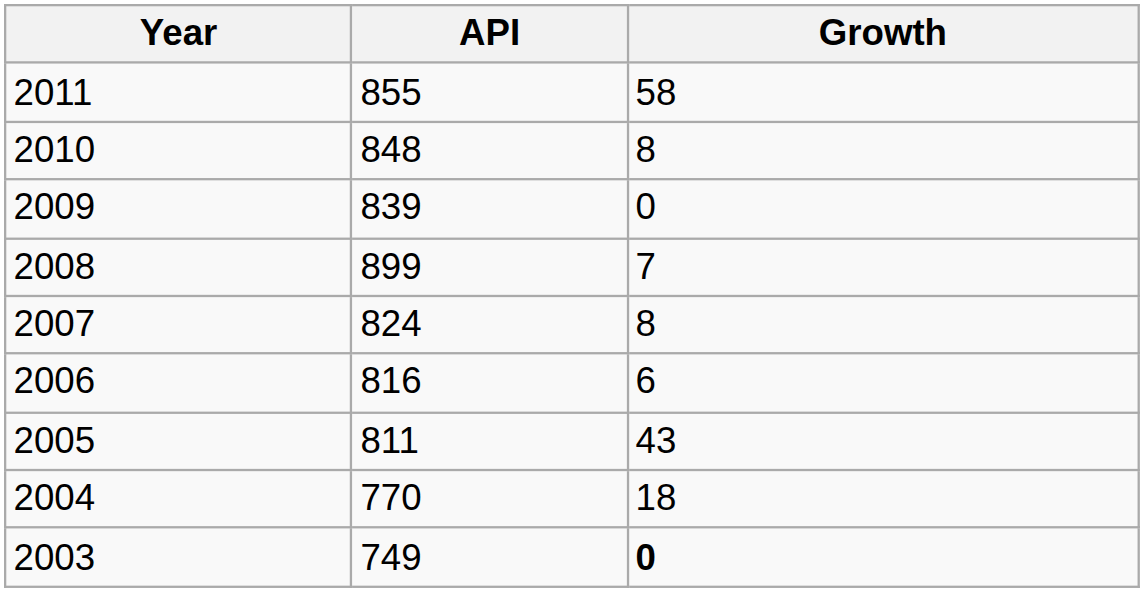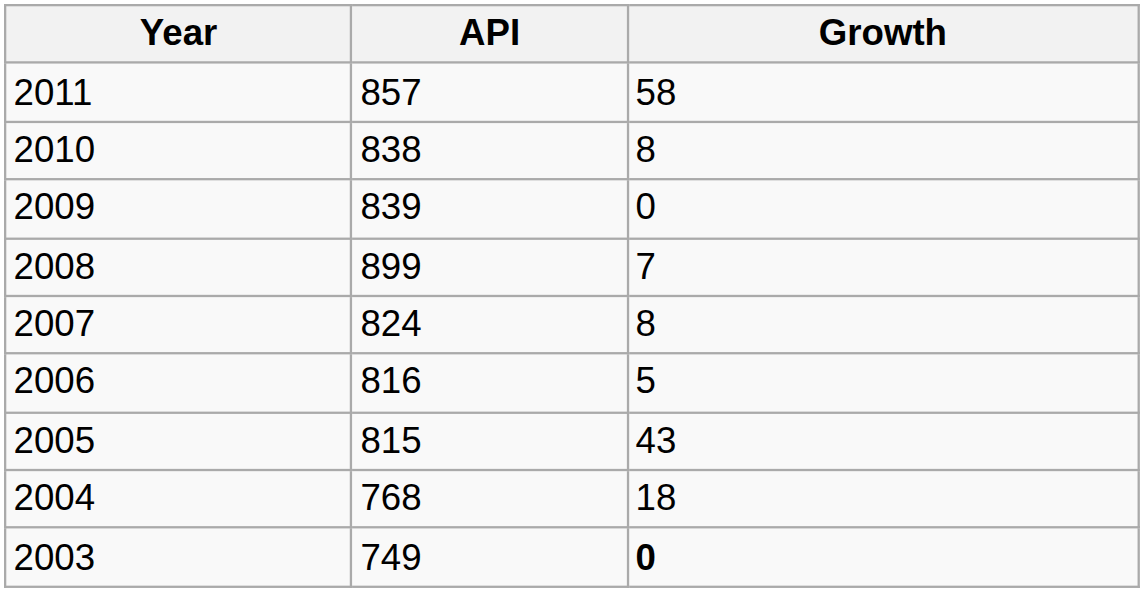(391, 91) 855 -> (391, 91) 857
(391, 149) 848 -> (391, 149) 838
(646, 382) 6 -> (646, 382) 5
(390, 440) 811 -> (391, 440) 815
(391, 498) 770 -> (391, 498) 768
